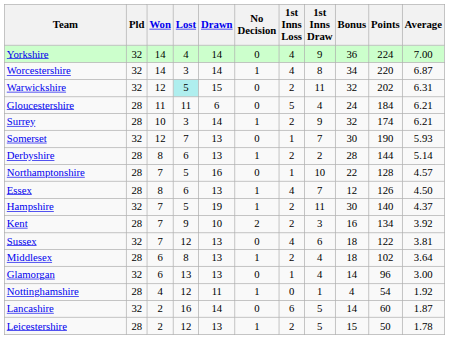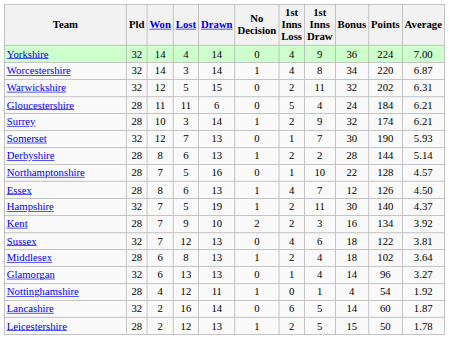(186, 88) paleturquoise background -> (186, 88) no background
(423, 275) 3.00 -> (423, 275) 3.27
